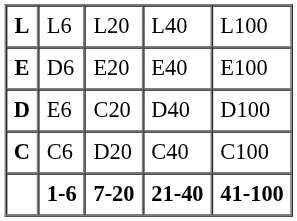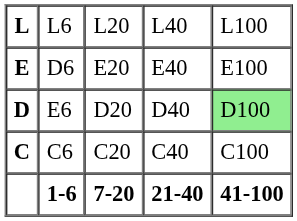(112, 110) C20 -> (113, 110) D20
(245, 110) no background -> (245, 110) lightgreen background
(113, 152) D20 -> (112, 152) C20
